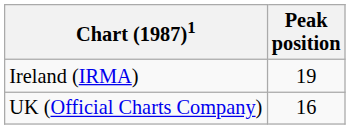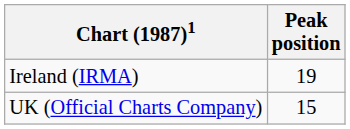(306, 107) 16 -> (306, 107) 15
